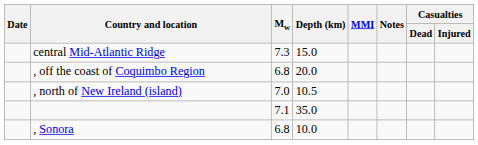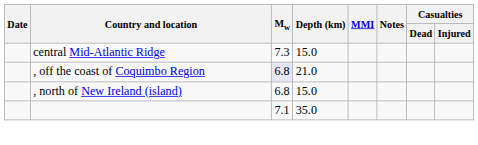(282, 71) no background -> (282, 71) lavender background
(306, 71) 20.0 -> (306, 71) 21.0
(282, 91) 7.0 -> (282, 91) 6.8
(306, 91) 10.5 -> (306, 91) 15.0
- row: (53, 129)
